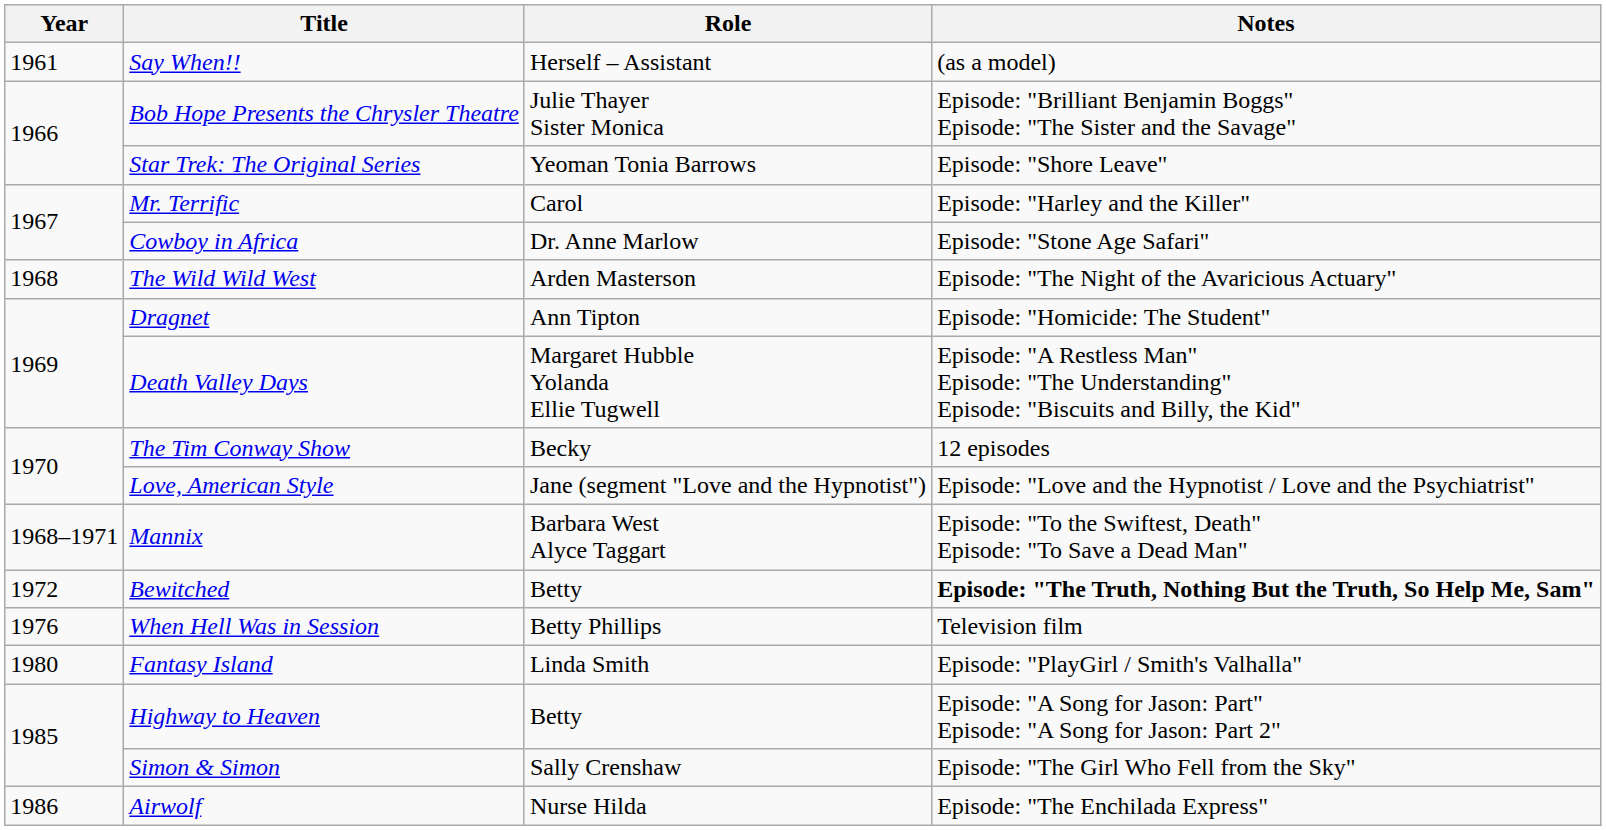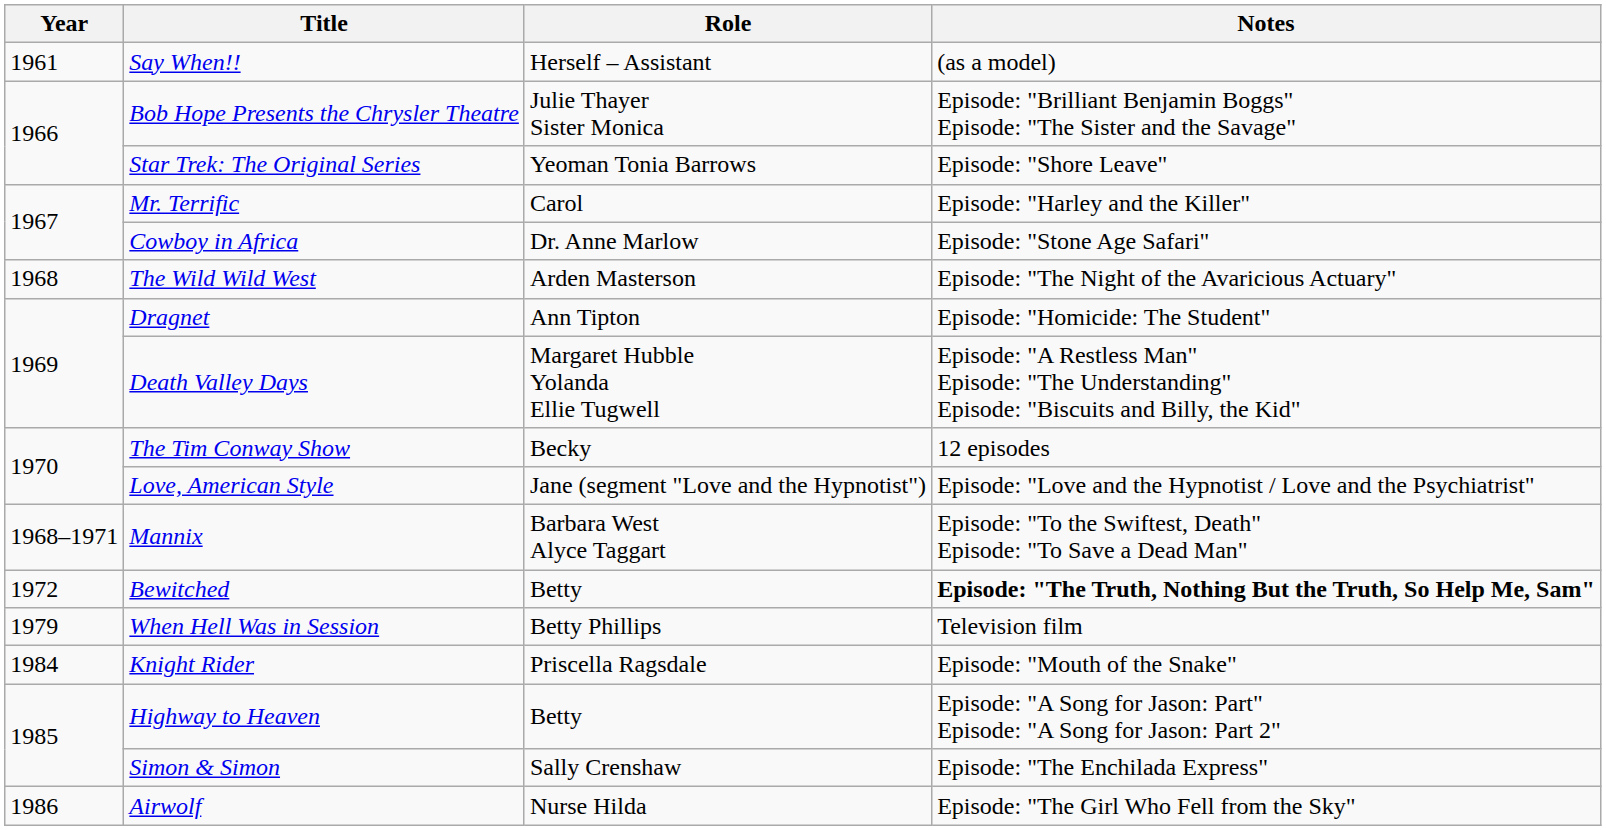(34, 626) 1976 -> (34, 626) 1979
- row: (201, 664)
+ row: (192, 664)
(1146, 767) Episode: "The Girl Who Fell from the Sky" -> (1103, 767) Episode: "The Enchilada Express"
(1103, 805) Episode: "The Enchilada Express" -> (1146, 805) Episode: "The Girl Who Fell from the Sky"
